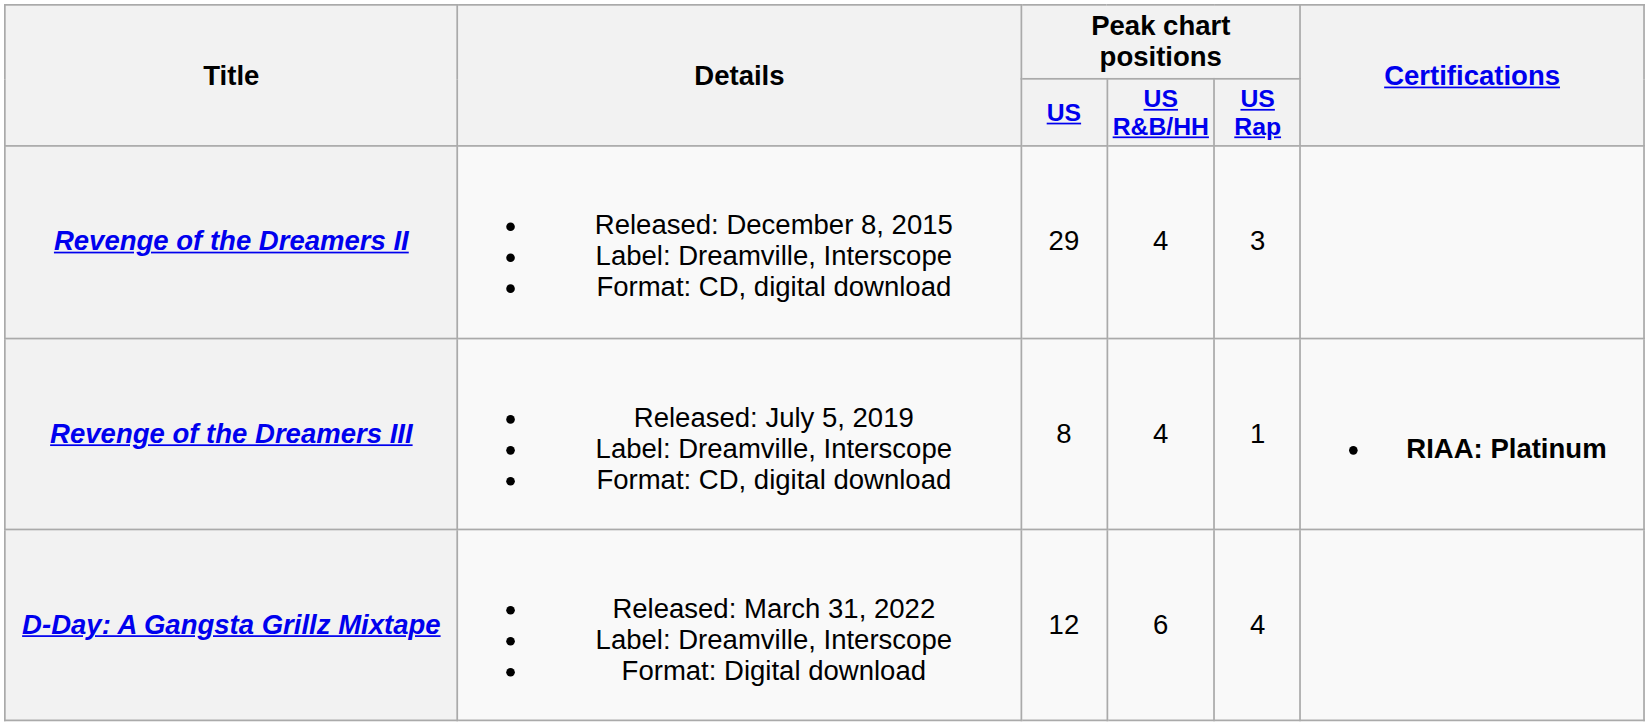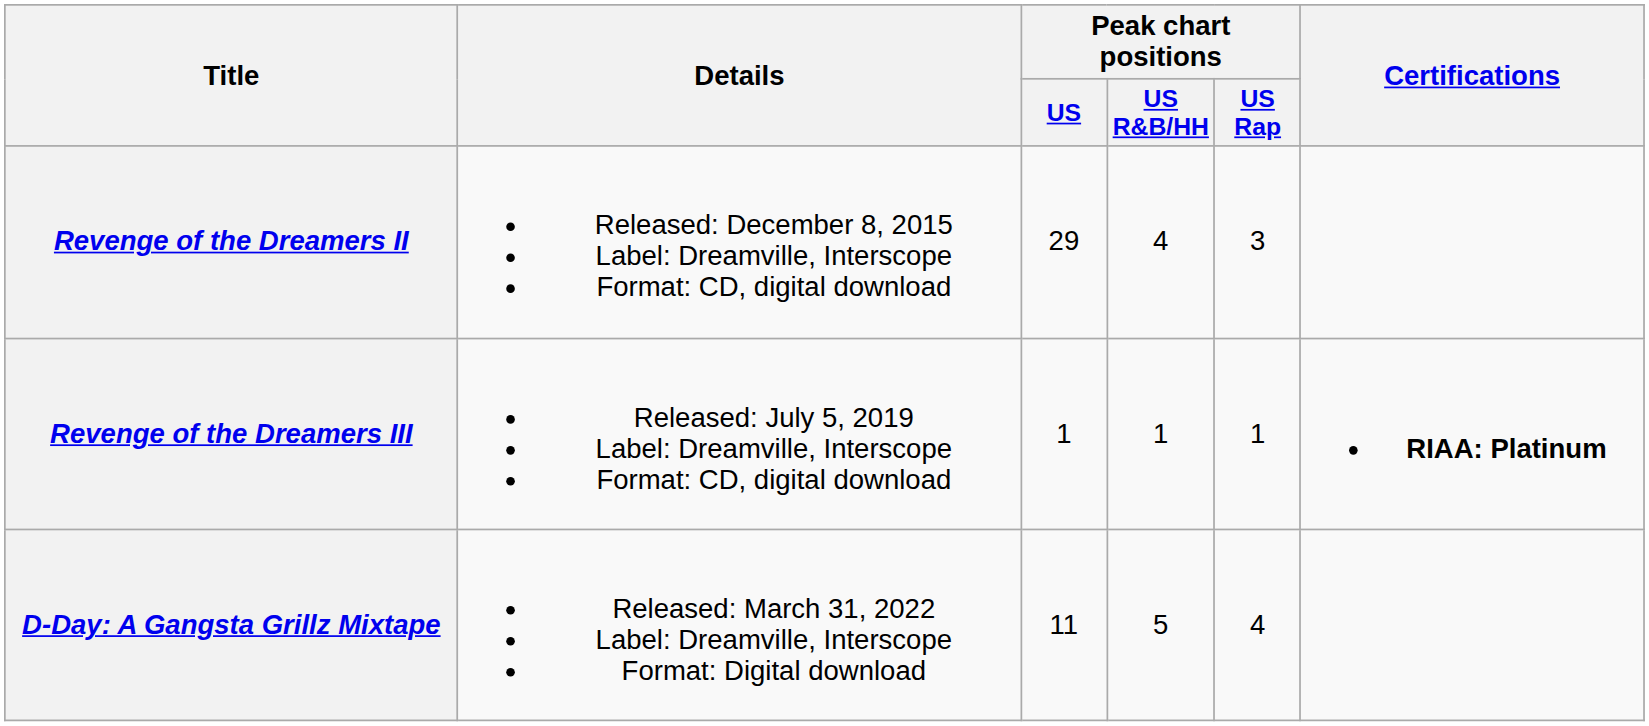(1064, 433) 8 -> (1064, 433) 1
(1161, 433) 4 -> (1161, 433) 1
(1064, 624) 12 -> (1064, 624) 11
(1161, 624) 6 -> (1161, 624) 5
